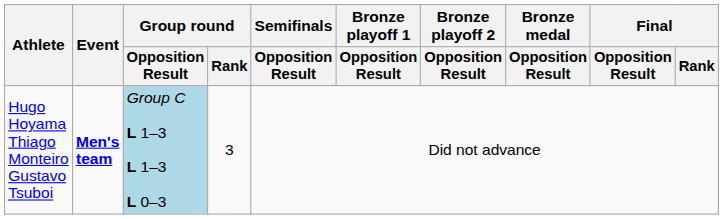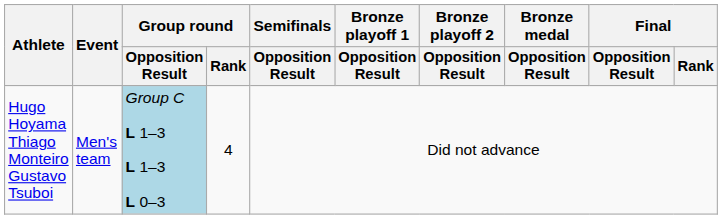(98, 150) bold -> (96, 150) normal
(229, 150) 3 -> (228, 150) 4
